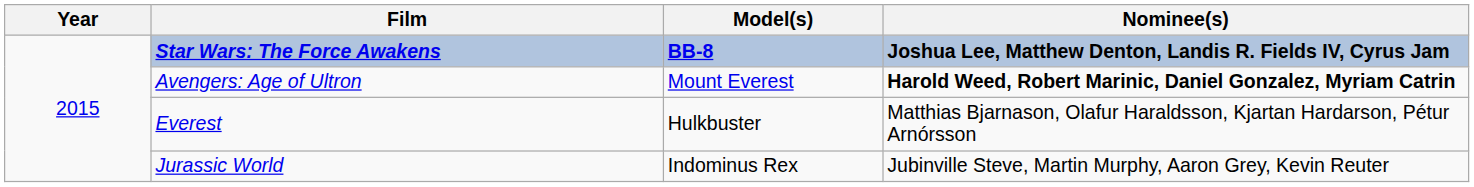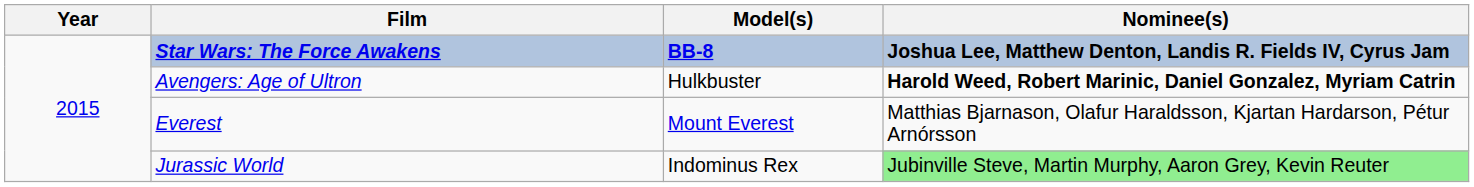(731, 81) Mount Everest -> (714, 81) Hulkbuster
(714, 123) Hulkbuster -> (731, 123) Mount Everest
(1138, 165) no background -> (1138, 165) lightgreen background
